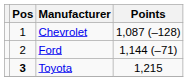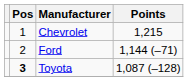(148, 32) 1,087 (–128) -> (148, 32) 1,215
(148, 68) 1,215 -> (148, 68) 1,087 (–128)
